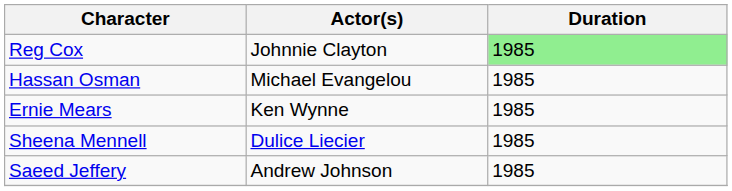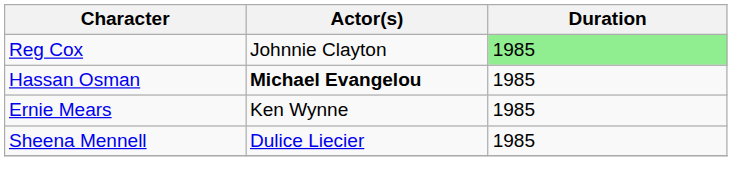(331, 79) normal -> (336, 79) bold
- row: (68, 170)
